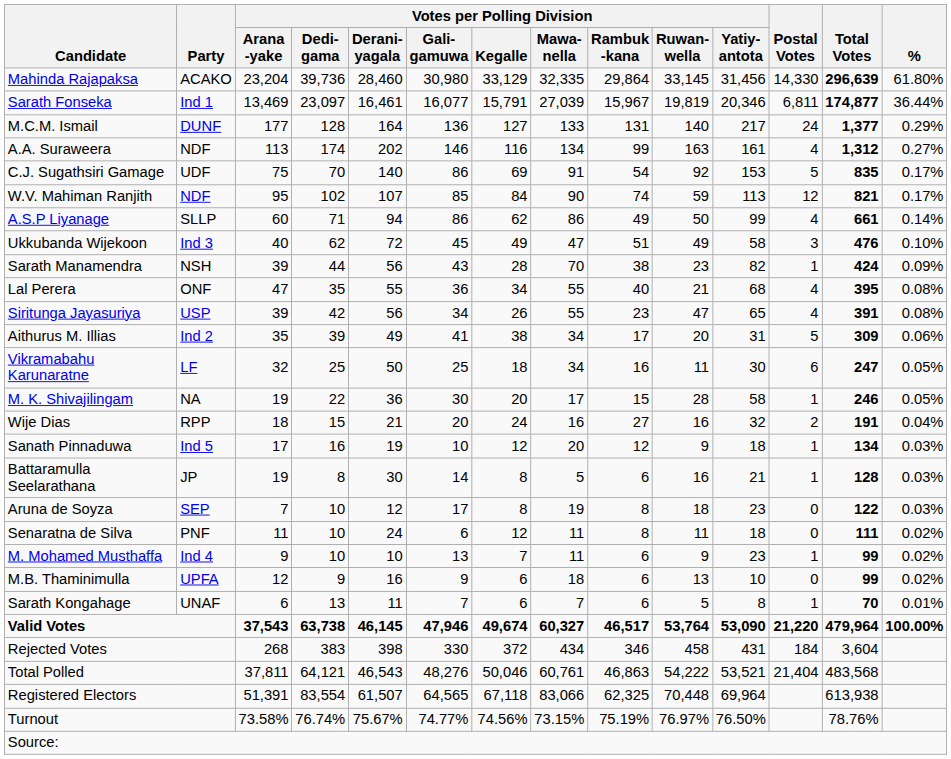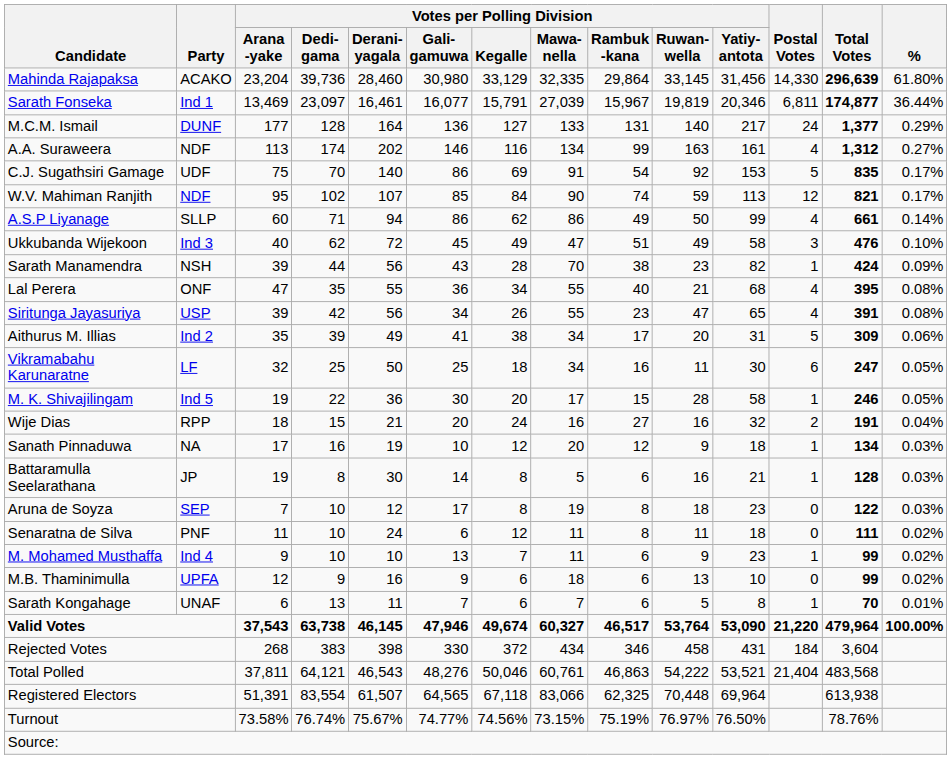(190, 399) NA -> (197, 399) Ind 5
(197, 446) Ind 5 -> (190, 446) NA
